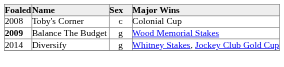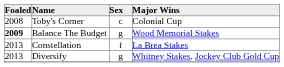+ row: (56, 44)
(14, 44) 2014 -> (14, 56) 2013
